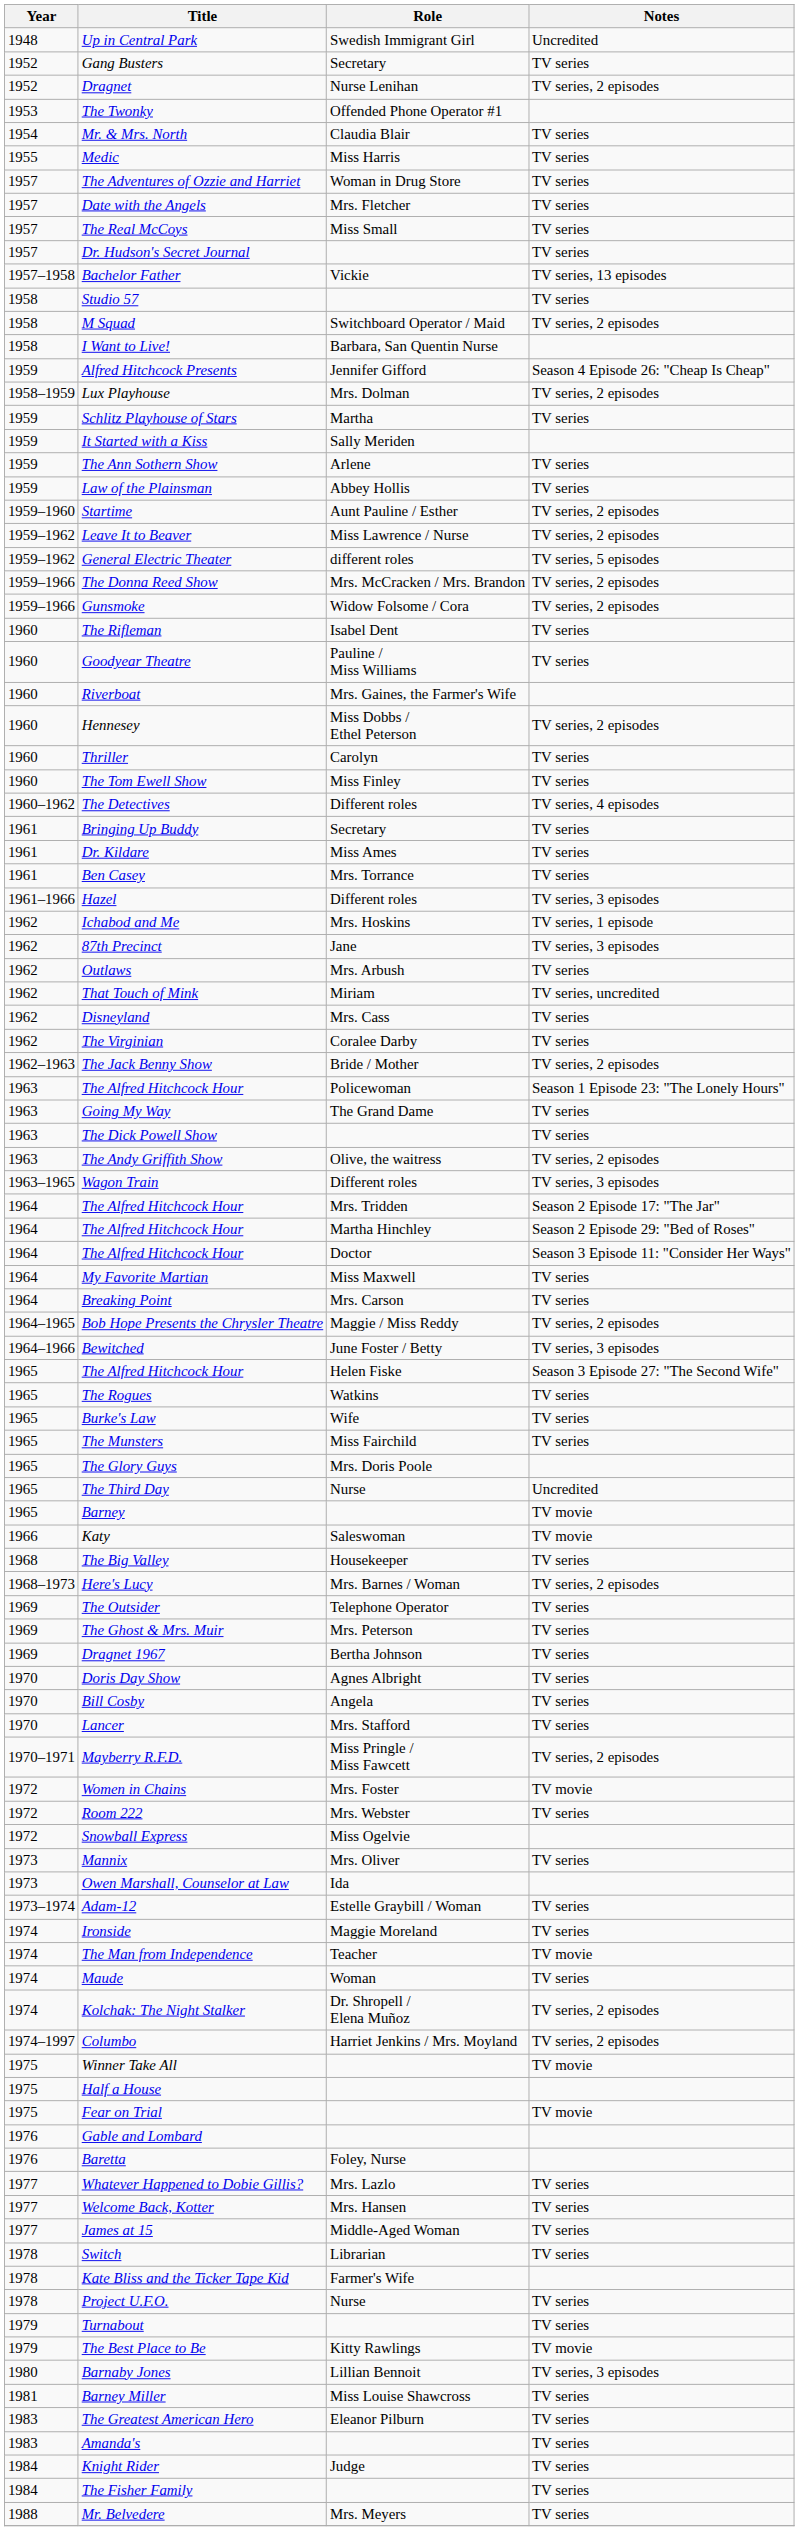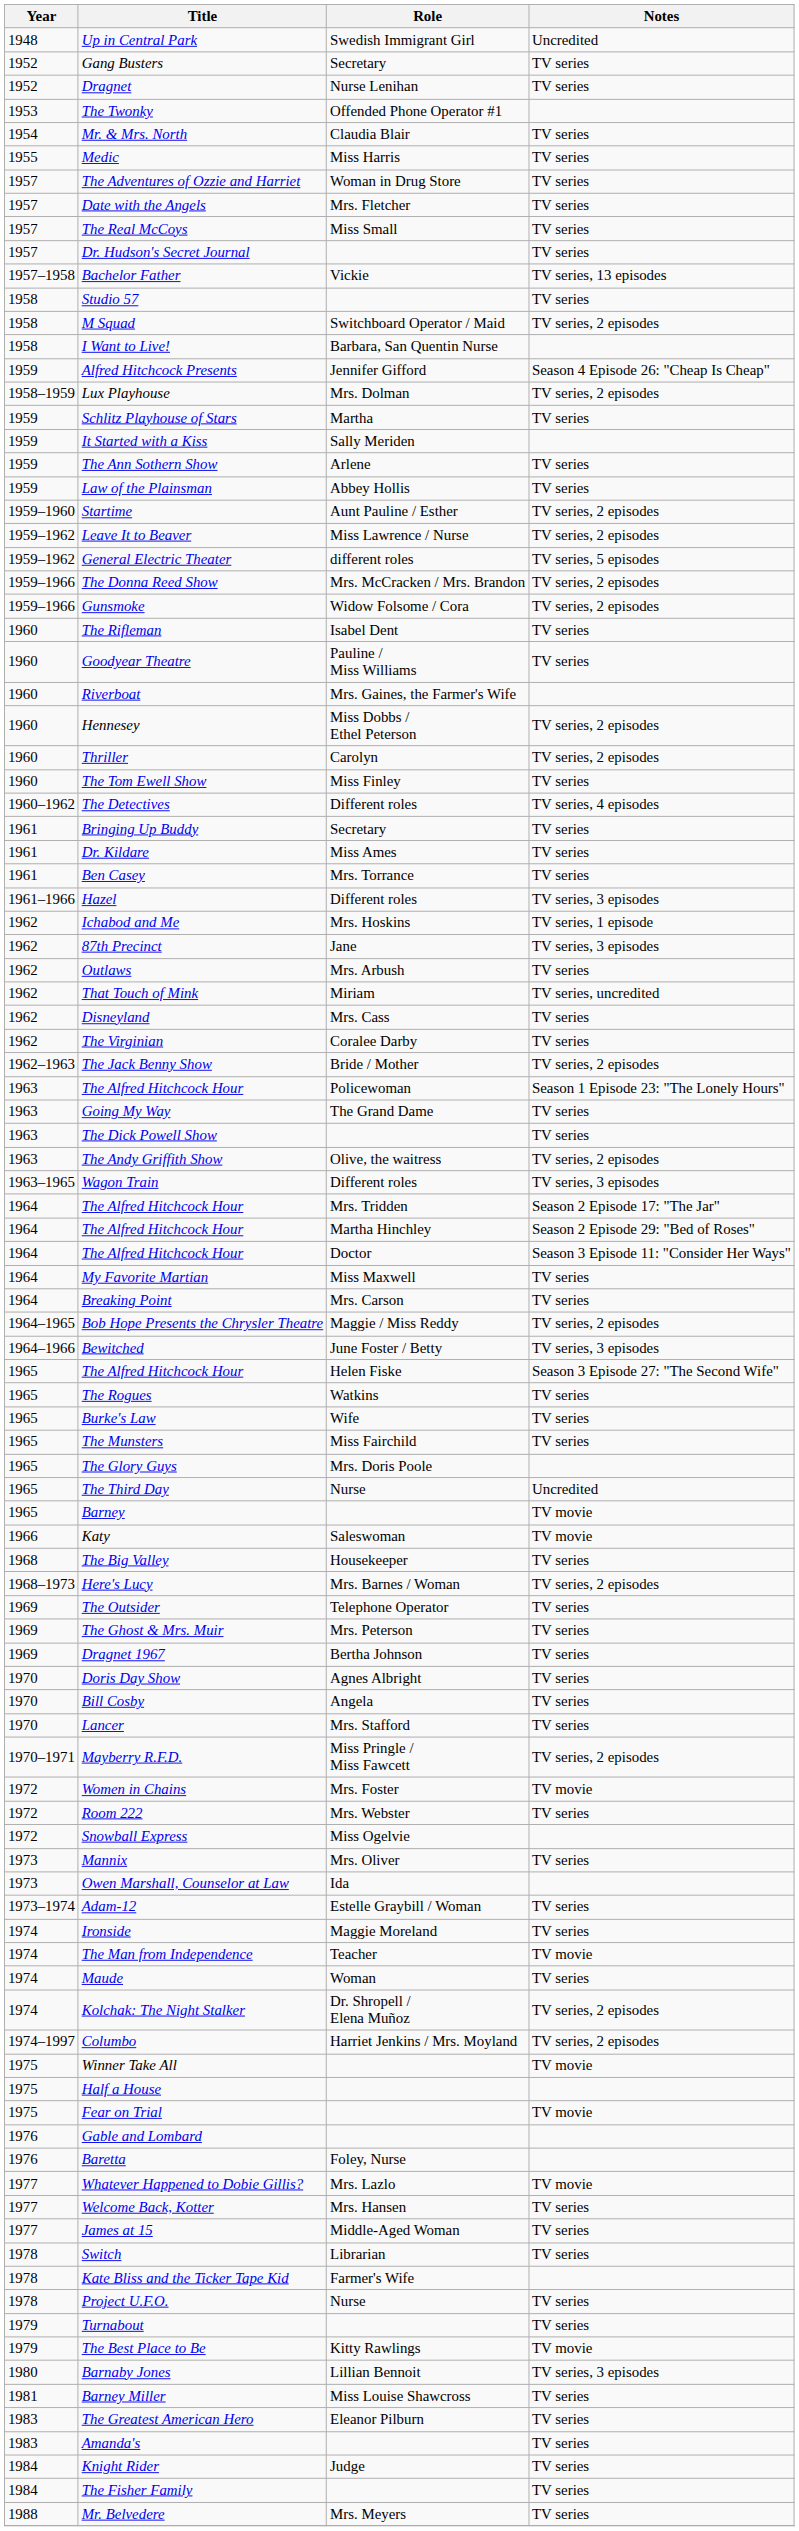(596, 87) TV series, 2 episodes -> (561, 87) TV series
(561, 757) TV series -> (596, 757) TV series, 2 episodes
(561, 2183) TV series -> (562, 2183) TV movie
